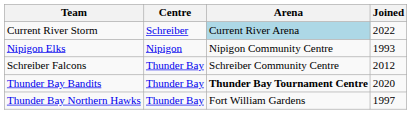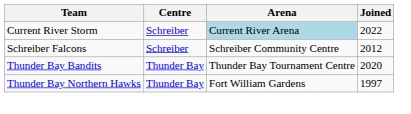- row: (36, 48)
(175, 65) Thunder Bay -> (167, 48) Schreiber
(288, 83) bold -> (282, 65) normal
